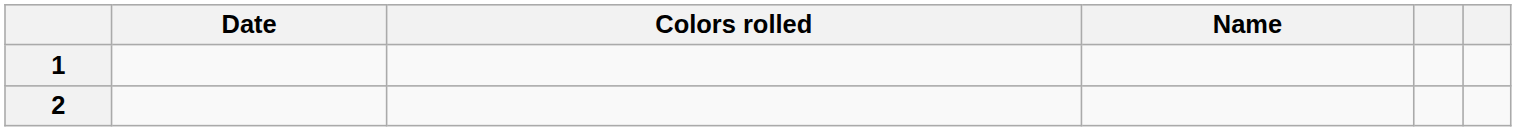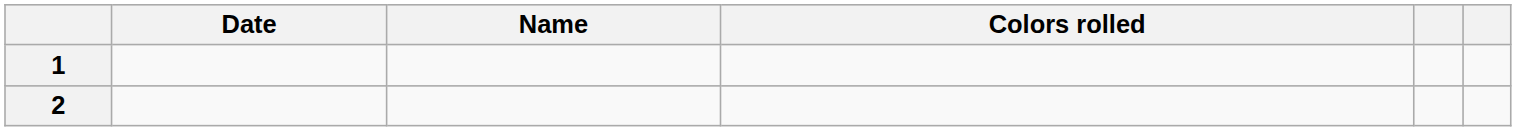columns swapped: (1247, 24) <-> (734, 24)
